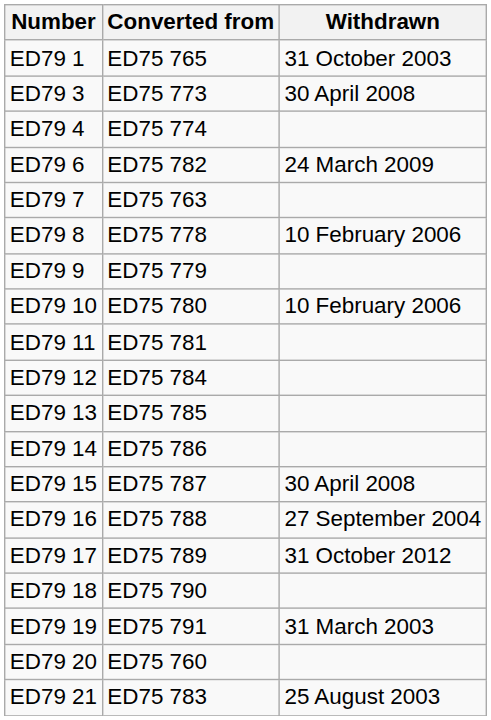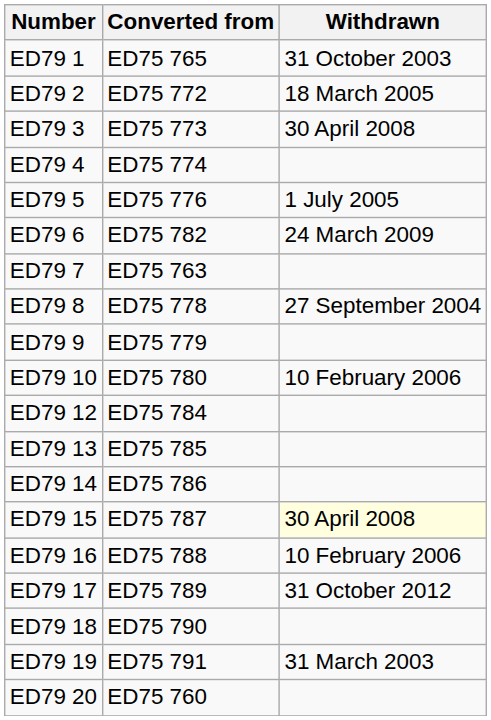+ row: (47, 93)
+ row: (47, 199)
(373, 235) 10 February 2006 -> (383, 306) 27 September 2004
- row: (53, 341)
(350, 484) no background -> (350, 519) lightyellow background
(383, 519) 27 September 2004 -> (373, 555) 10 February 2006
- row: (53, 697)
